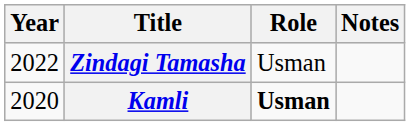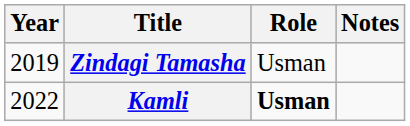(35, 62) 2022 -> (35, 62) 2019
(35, 100) 2020 -> (35, 100) 2022
